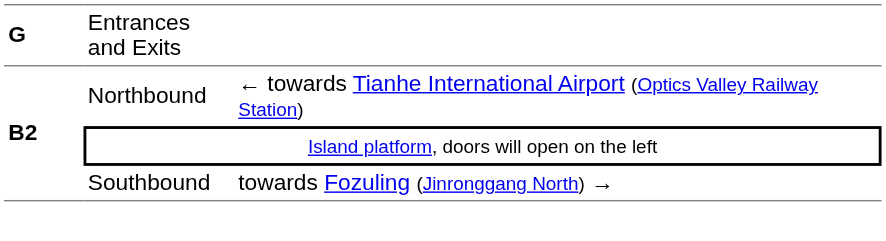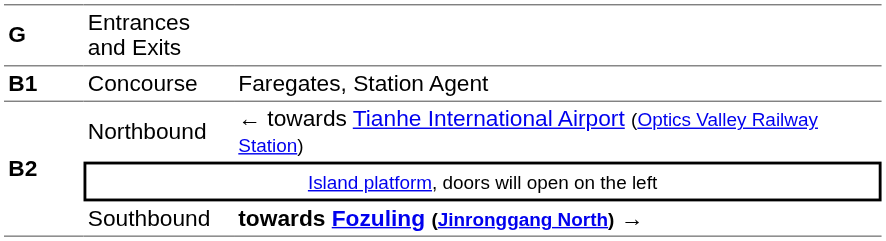+ row: (143, 83)
(426, 182) normal -> (441, 218) bold
